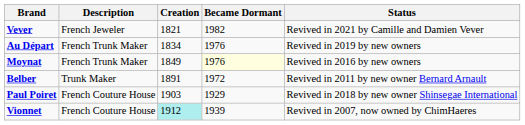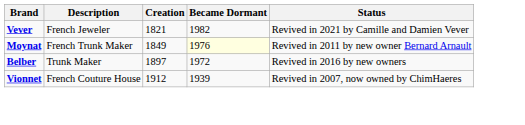- row: (30, 45)
(354, 62) Revived in 2016 by new owners -> (372, 45) Revived in 2011 by new owner Bernard Arnault
(171, 78) 1891 -> (156, 62) 1897
(386, 78) Revived in 2011 by new owner Bernard Arnault -> (339, 62) Revived in 2016 by new owners
- row: (32, 95)
(171, 111) paleturquoise background -> (156, 78) no background
